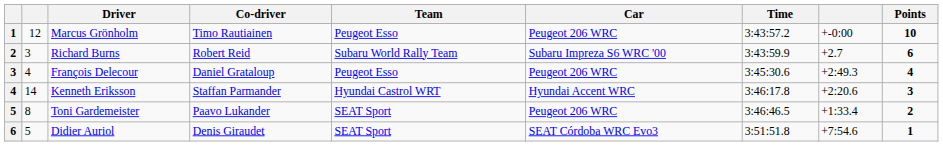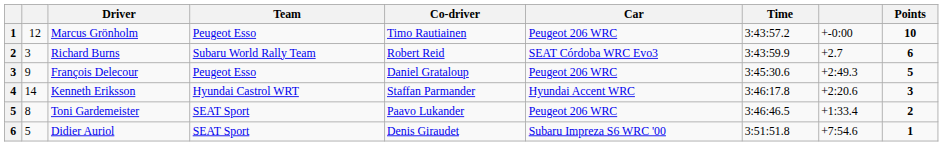columns swapped: (261, 13) <-> (429, 13)
(597, 52) Subaru Impreza S6 WRC '00 -> (593, 52) SEAT Córdoba WRC Evo3
(28, 72) 4 -> (28, 72) 9
(910, 72) 4 -> (910, 72) 5
(593, 130) SEAT Córdoba WRC Evo3 -> (597, 130) Subaru Impreza S6 WRC '00
